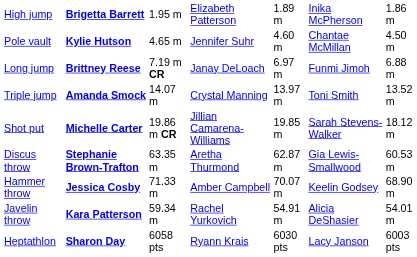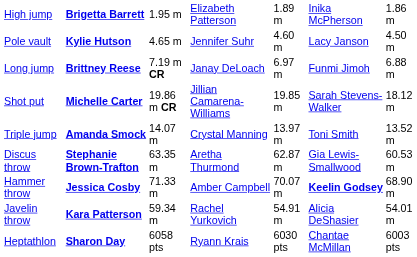(330, 42) Chantae McMillan -> (339, 42) Lacy Janson
rows swapped: (30, 95) <-> (24, 128)
(343, 188) normal -> (346, 188) bold
(339, 241) Lacy Janson -> (330, 241) Chantae McMillan
